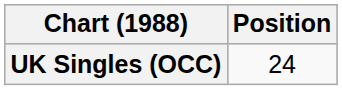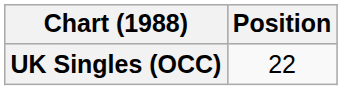(282, 63) 24 -> (282, 63) 22
